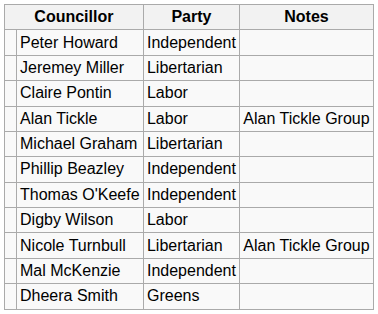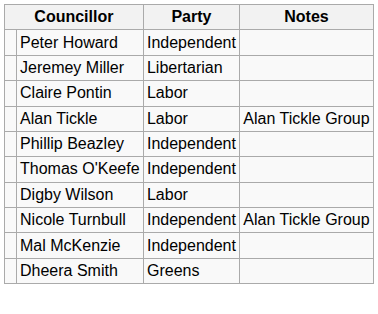- row: (79, 144)
(185, 245) Libertarian -> (191, 220) Independent
